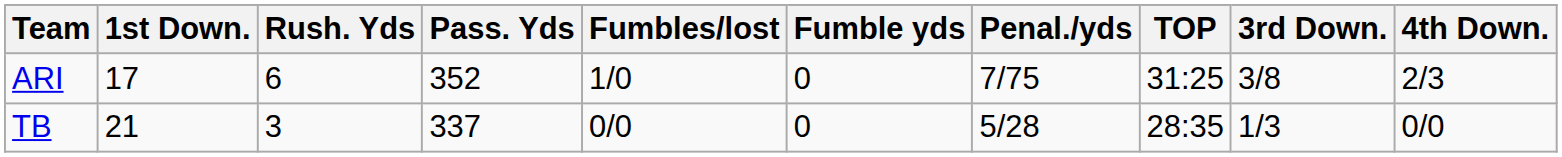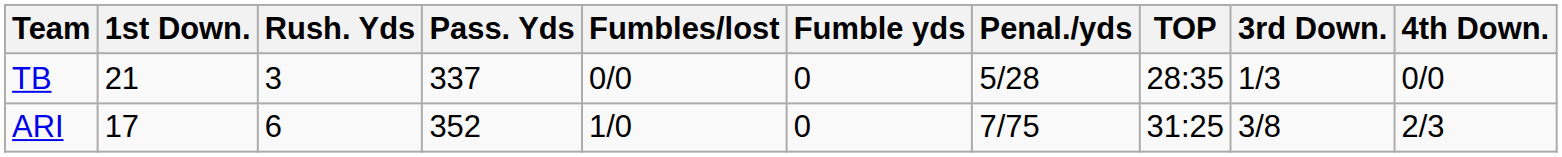rows swapped: (38, 77) <-> (32, 126)
